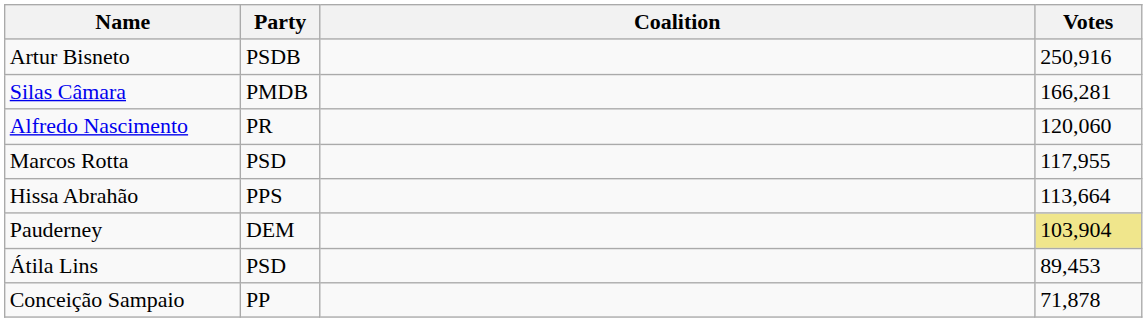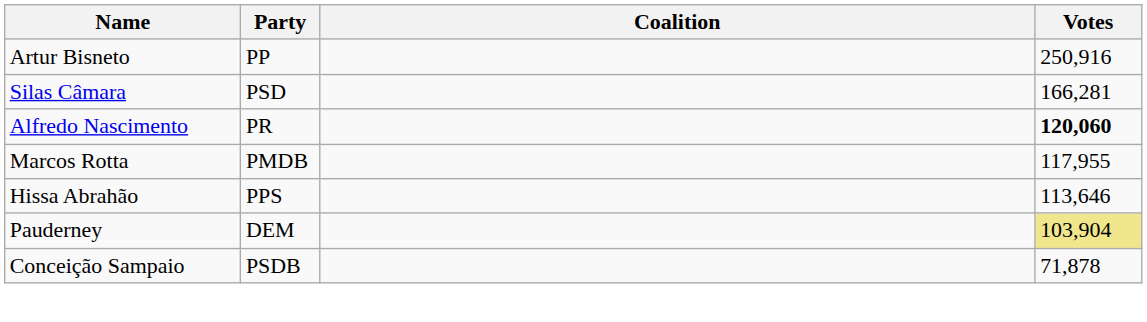(273, 56) PSDB -> (258, 56) PP
(277, 91) PMDB -> (266, 91) PSD
(1076, 126) normal -> (1076, 126) bold
(266, 160) PSD -> (277, 160) PMDB
(1075, 195) 113,664 -> (1075, 195) 113,646
- row: (54, 265)
(258, 299) PP -> (273, 265) PSDB
